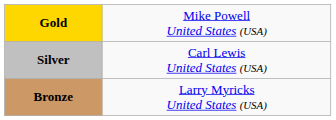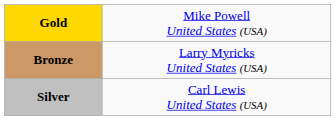rows swapped: (53, 59) <-> (53, 96)
